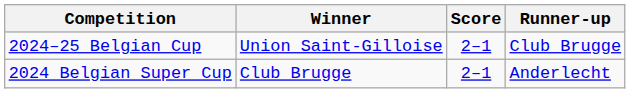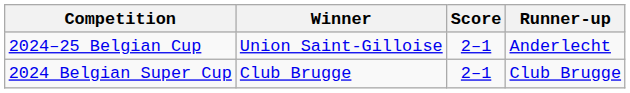(565, 46) Club Brugge -> (560, 46) Anderlecht
(560, 74) Anderlecht -> (565, 74) Club Brugge
